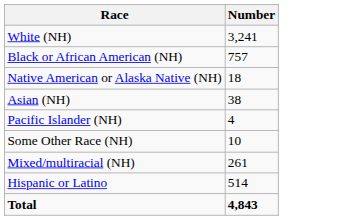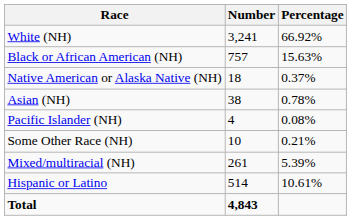+ column: (312, 15)
